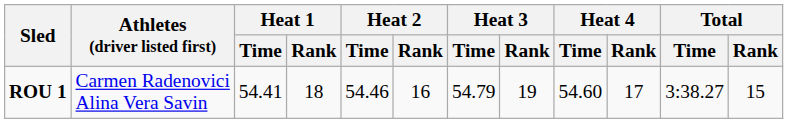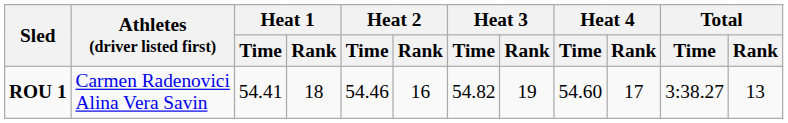(474, 92) 54.79 -> (474, 92) 54.82
(755, 92) 15 -> (755, 92) 13
